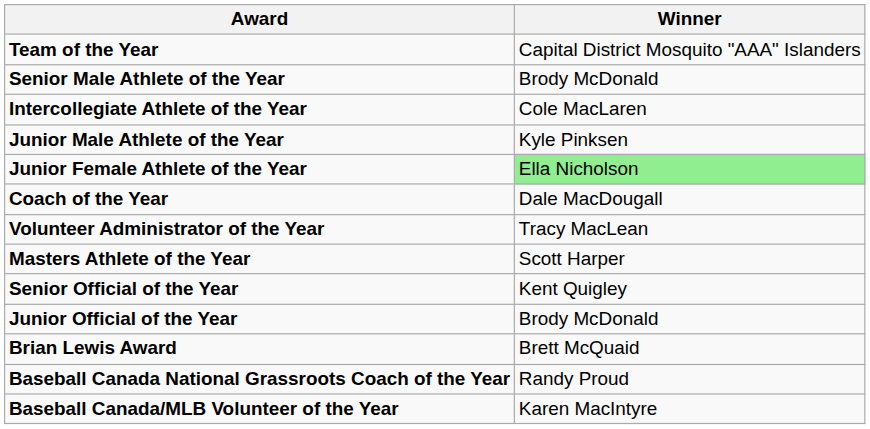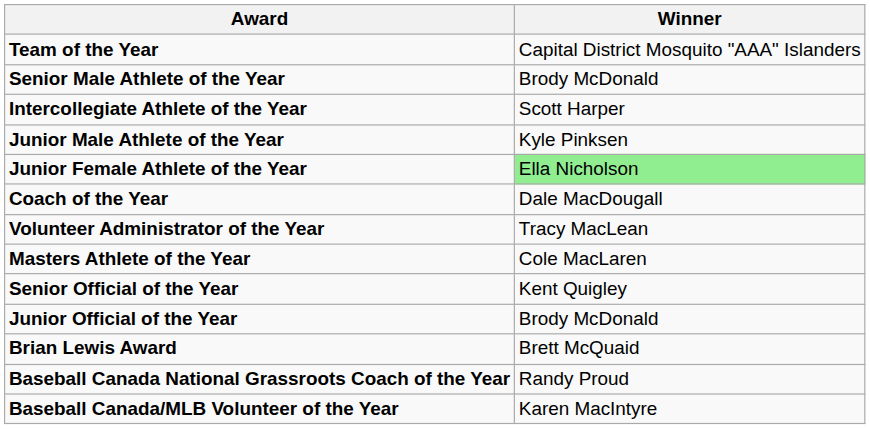(583, 109) Cole MacLaren -> (572, 109) Scott Harper
(572, 259) Scott Harper -> (583, 259) Cole MacLaren
